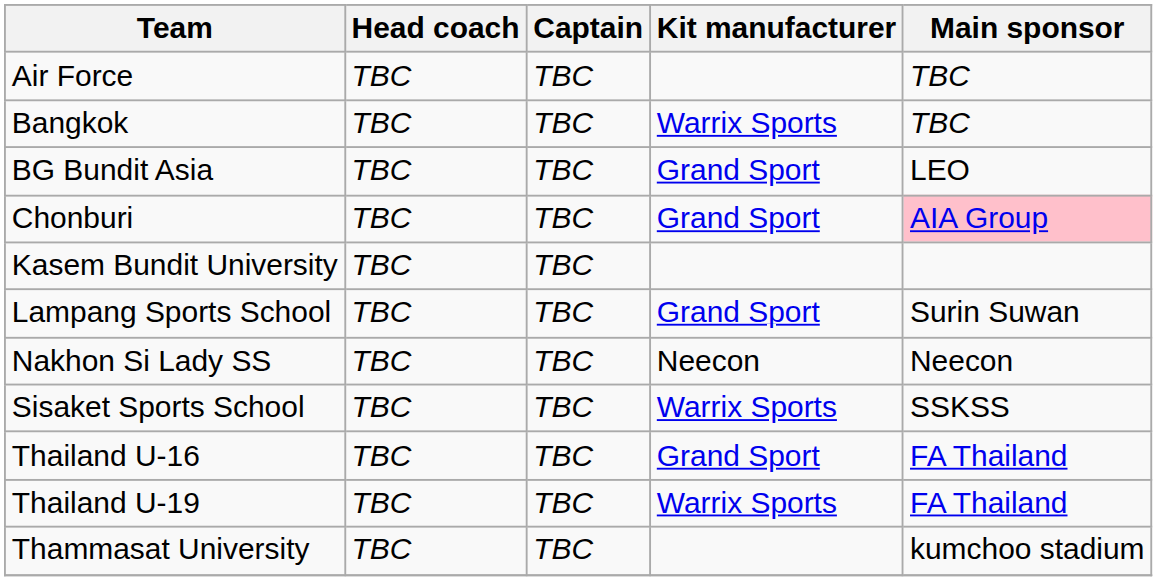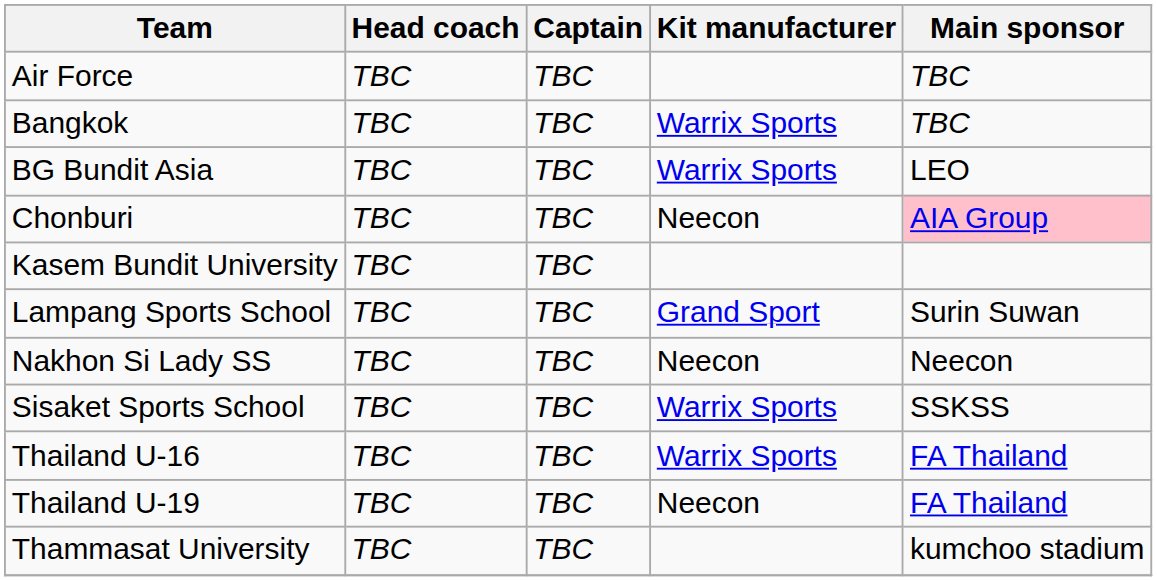(738, 170) Grand Sport -> (747, 170) Warrix Sports
(738, 218) Grand Sport -> (708, 218) Neecon
(738, 455) Grand Sport -> (747, 455) Warrix Sports
(747, 502) Warrix Sports -> (708, 502) Neecon
